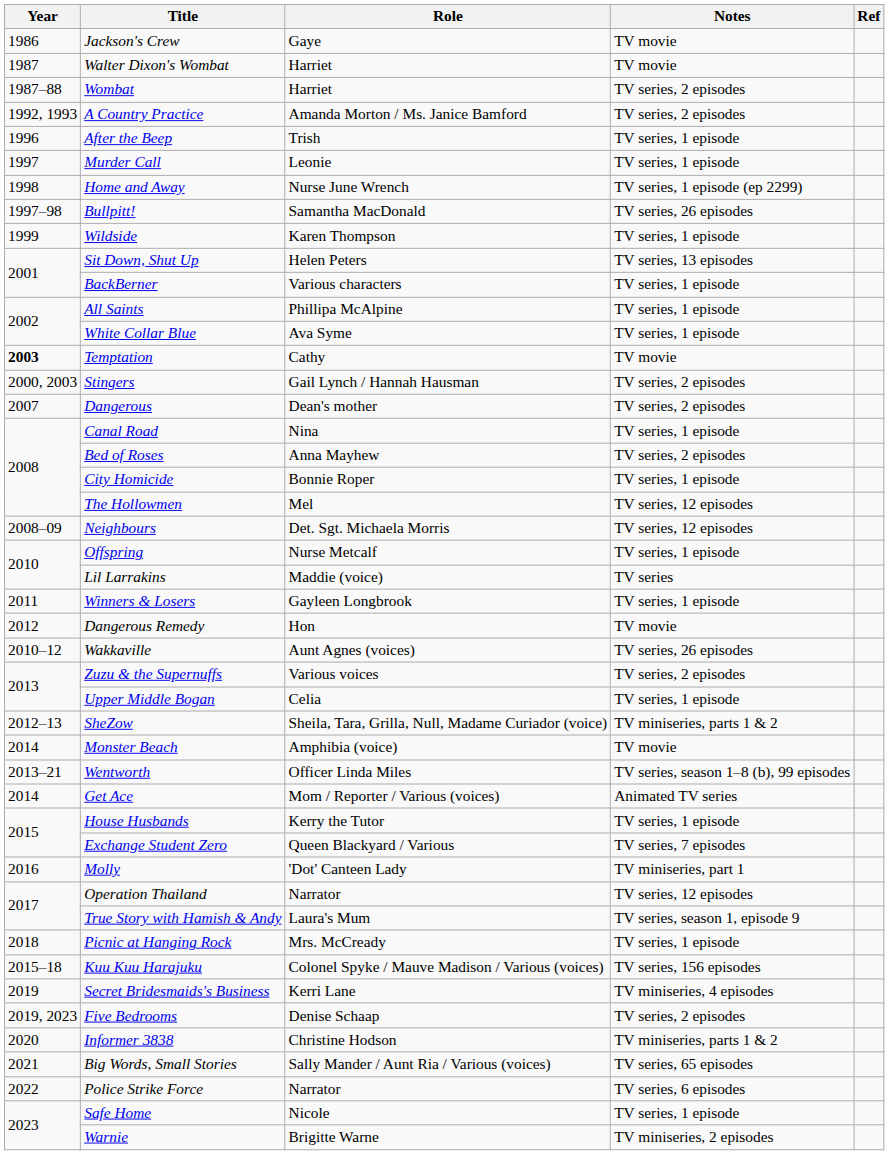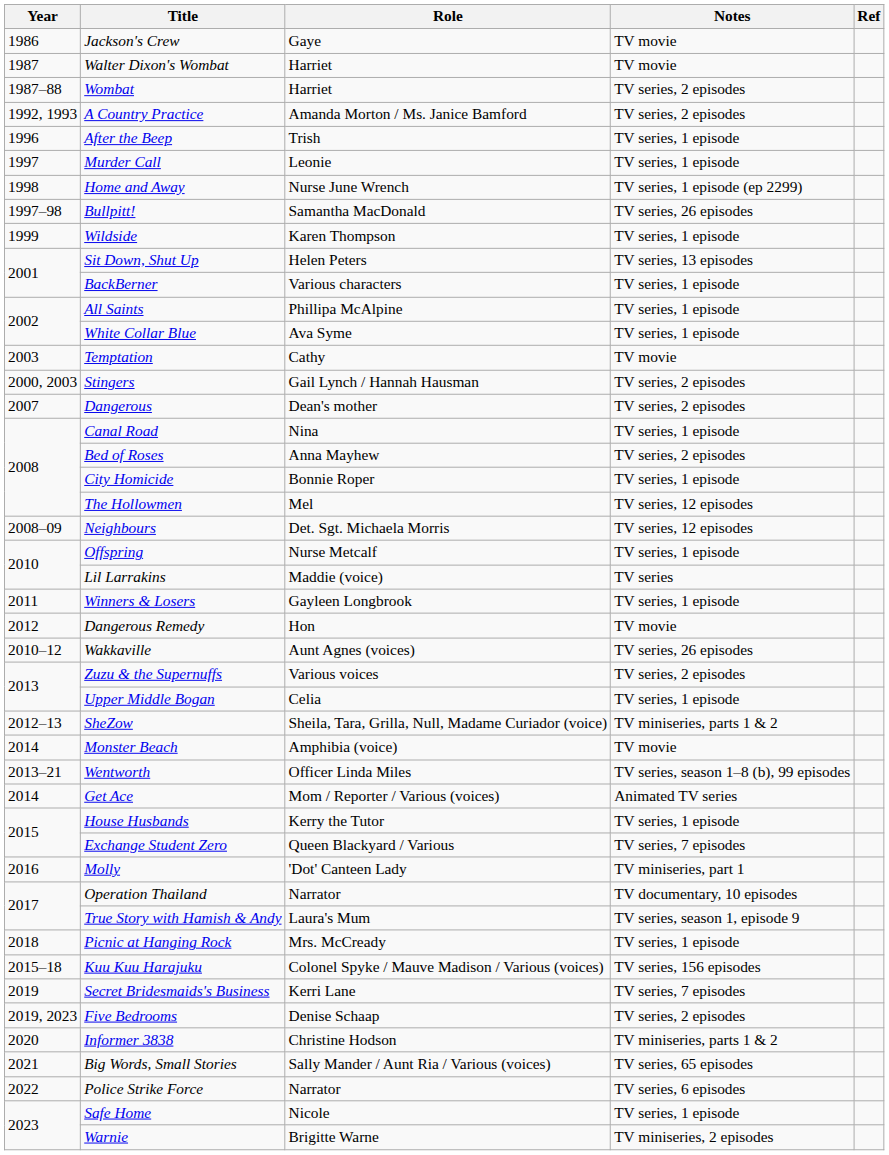(23, 357) bold -> (23, 357) normal
(684, 893) TV series, 12 episodes -> (706, 893) TV documentary, 10 episodes
(694, 991) TV miniseries, 4 episodes -> (680, 991) TV series, 7 episodes
